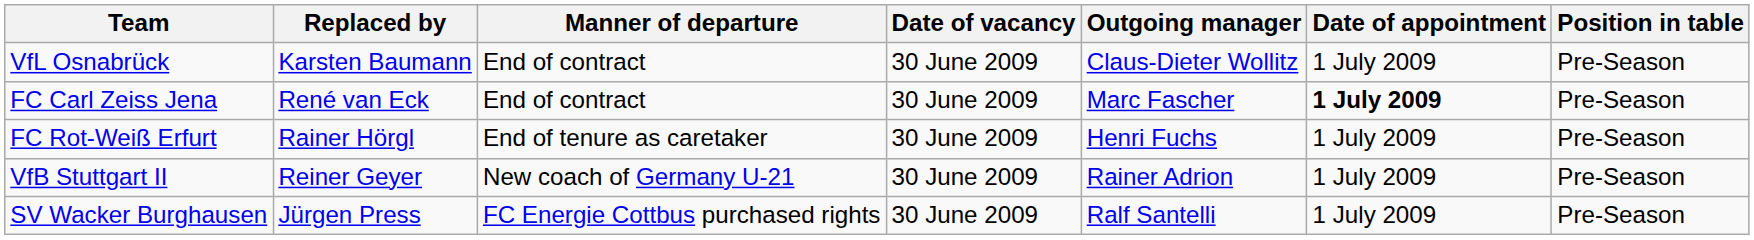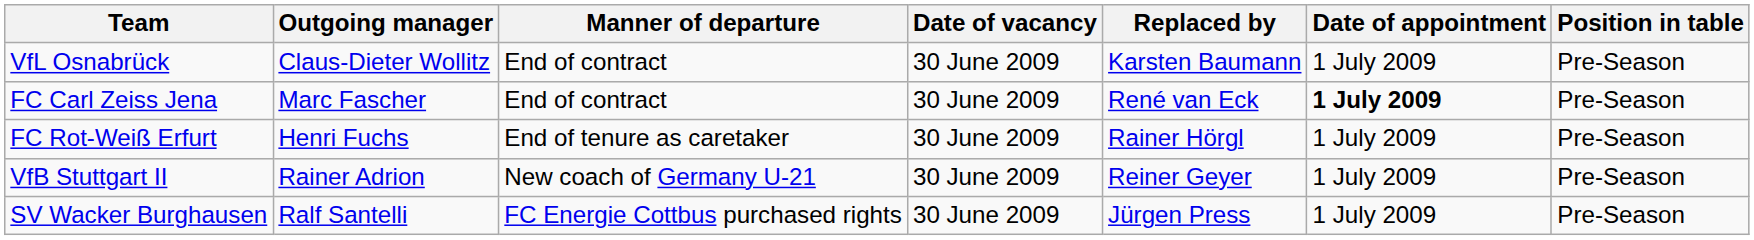columns swapped: (1194, 23) <-> (375, 23)
